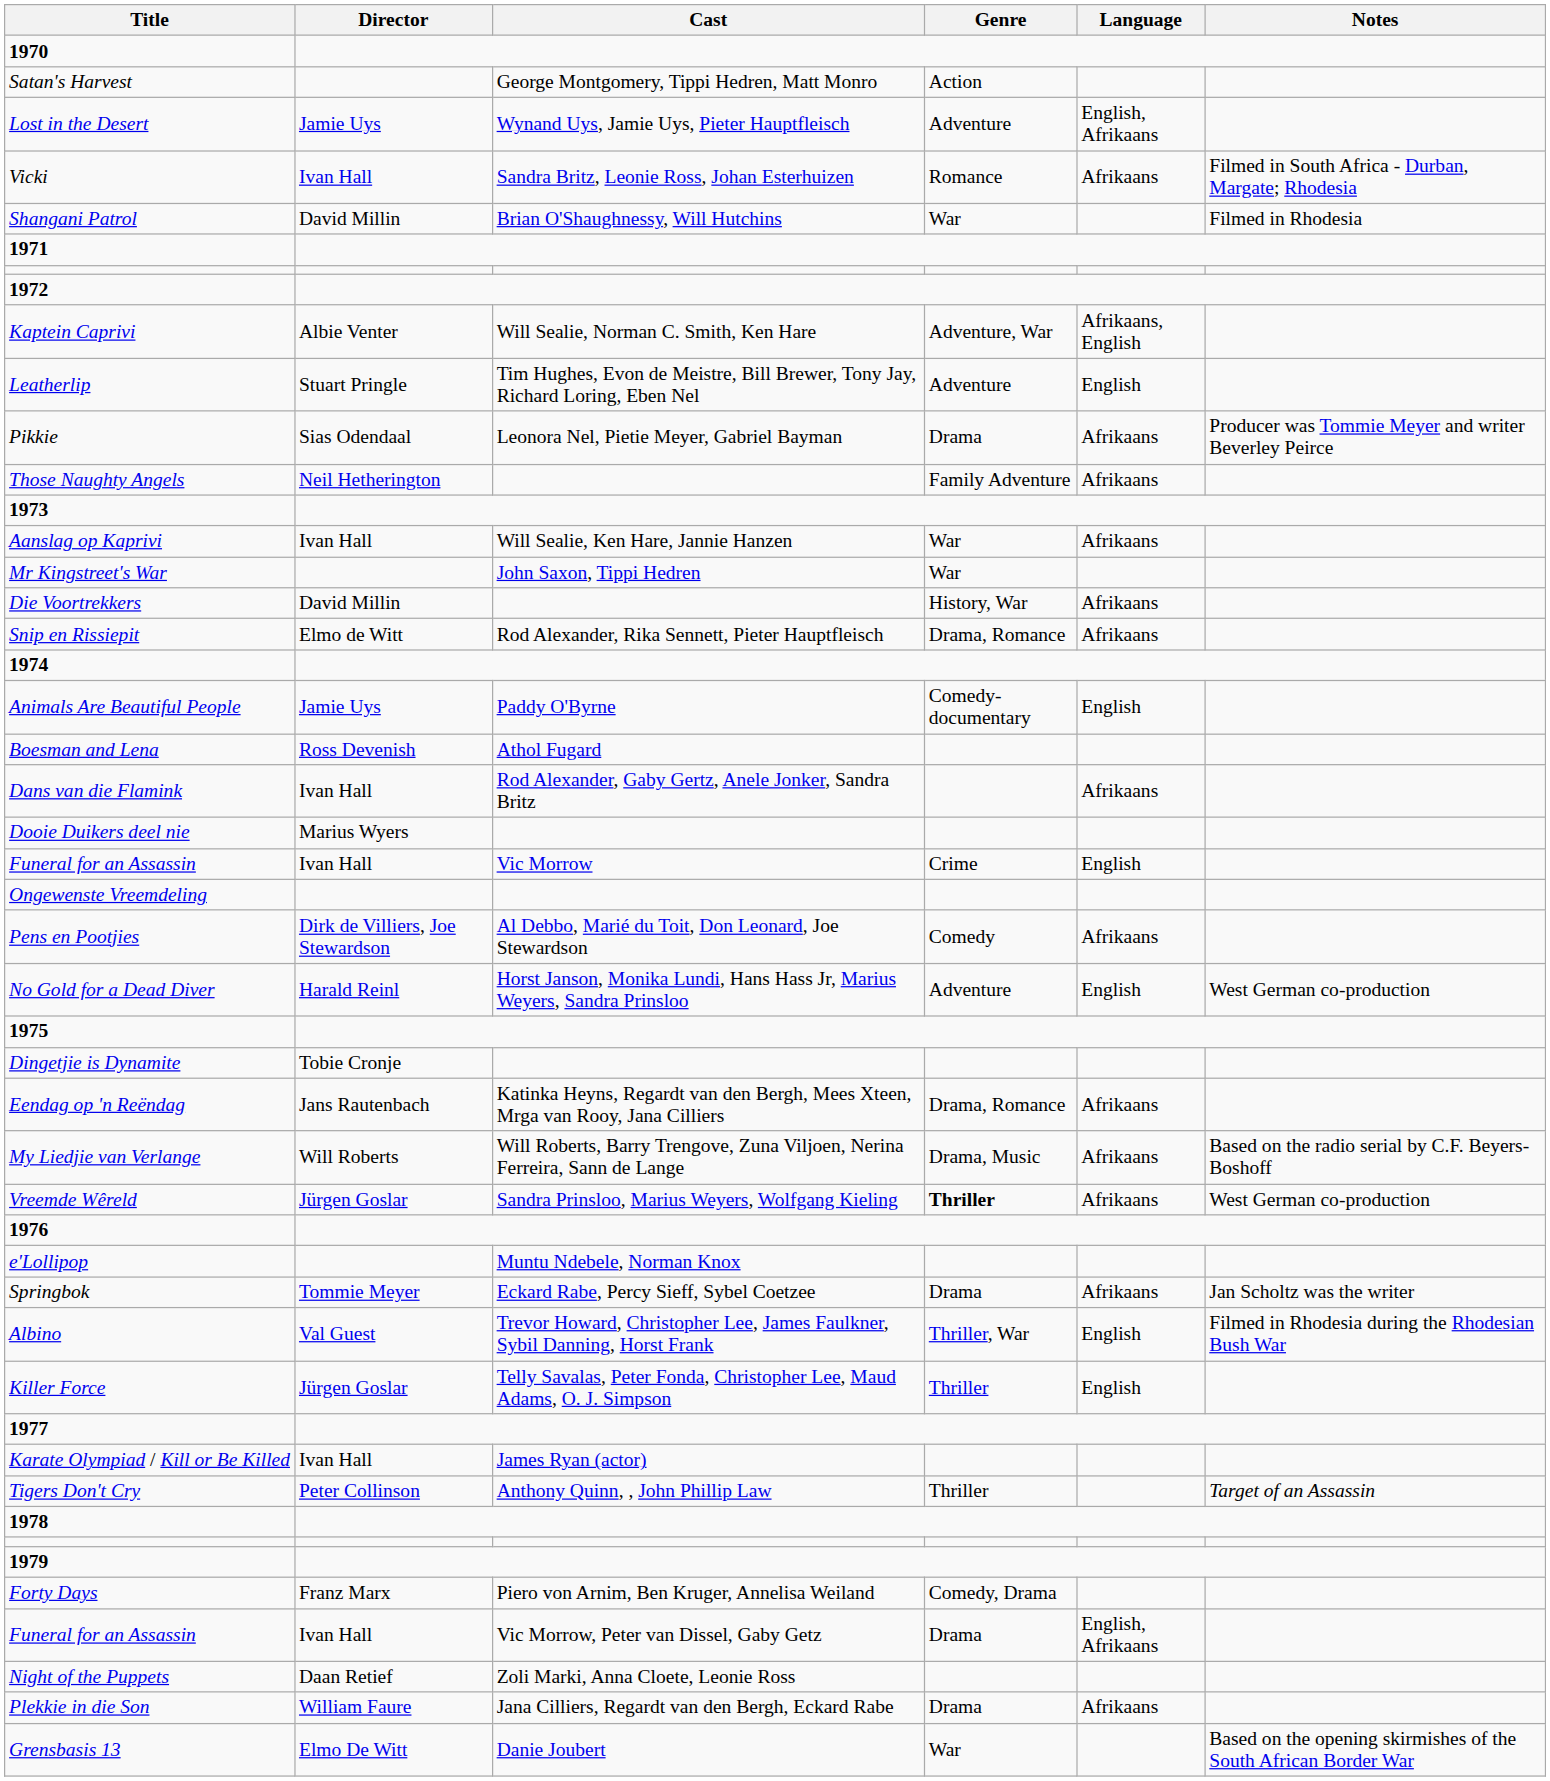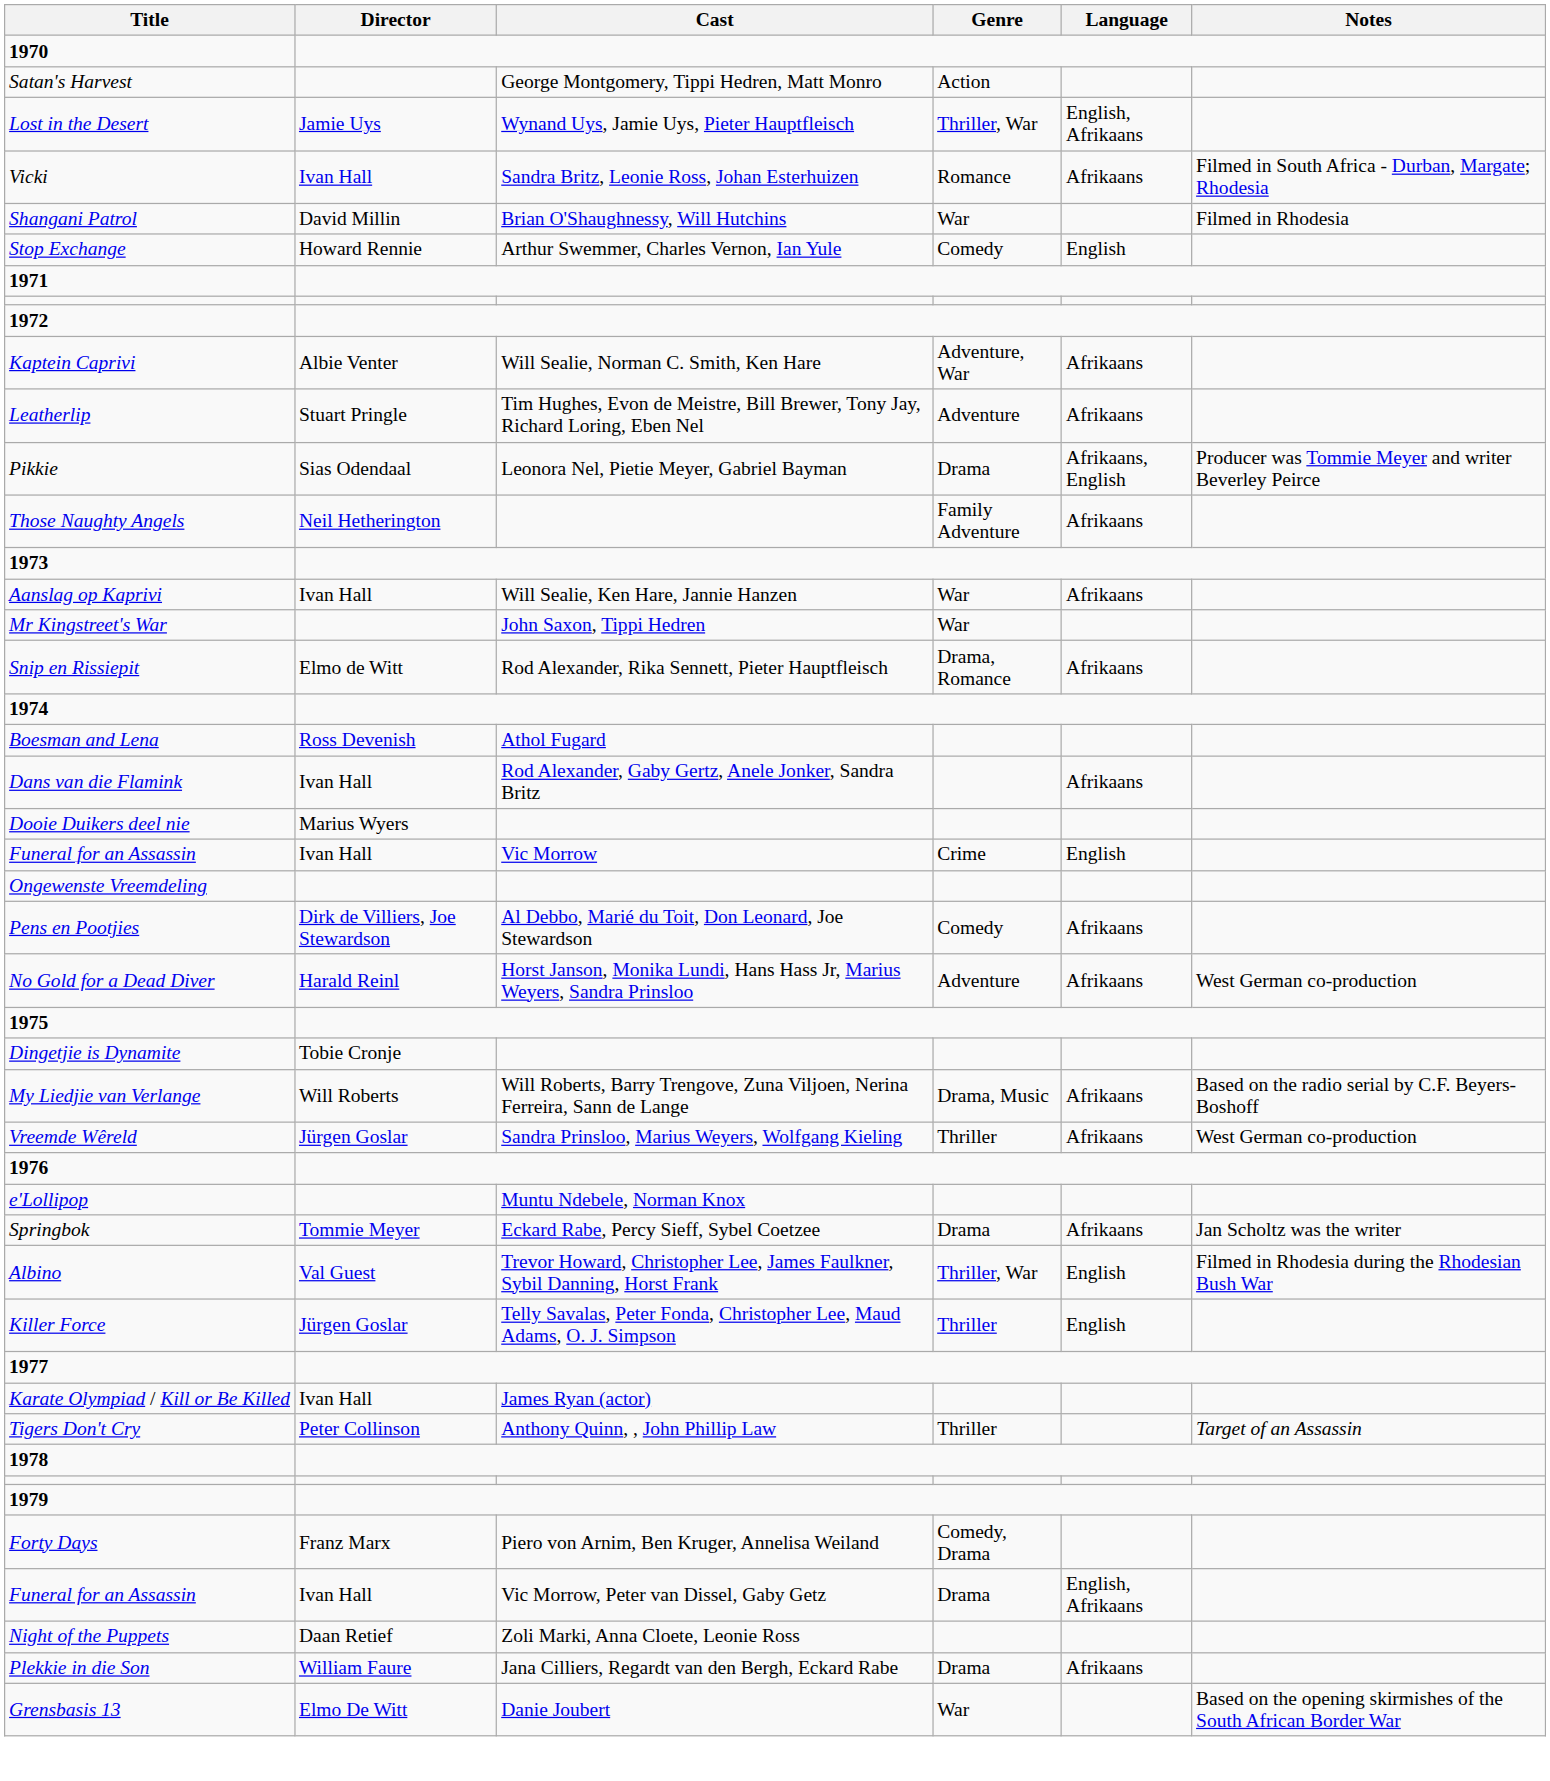(970, 123) Adventure -> (987, 123) Thriller, War
+ row: (67, 249)
(1122, 331) Afrikaans, English -> (1105, 362) Afrikaans
(1111, 384) English -> (1105, 415) Afrikaans
(1120, 437) Afrikaans -> (1107, 468) Afrikaans, English
- row: (75, 603)
- row: (125, 706)
(1111, 989) English -> (1105, 980) Afrikaans
- row: (97, 1104)
(962, 1199) bold -> (967, 1137) normal
